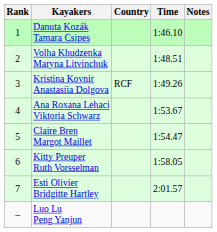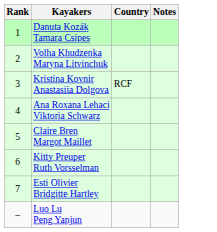- column: (168, 12)
